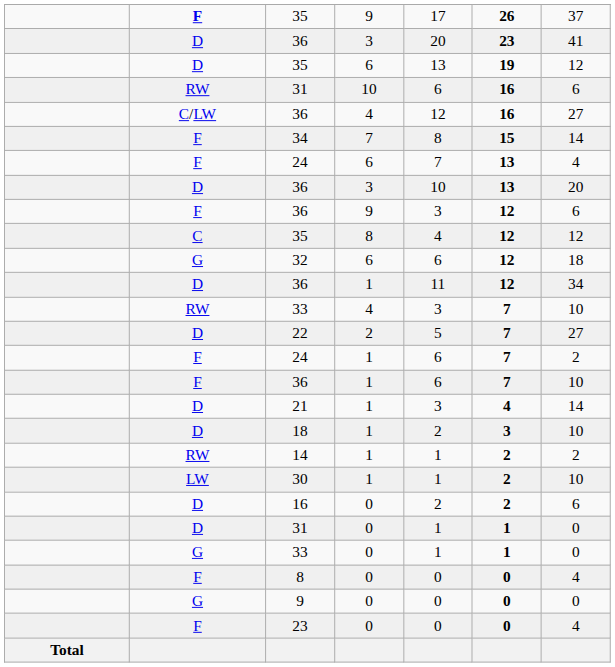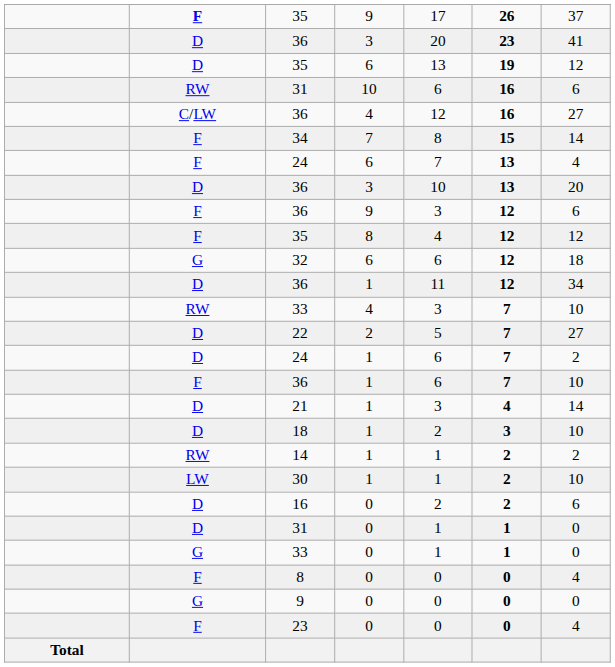(197, 235) C -> (197, 235) F
(197, 357) F -> (197, 357) D
